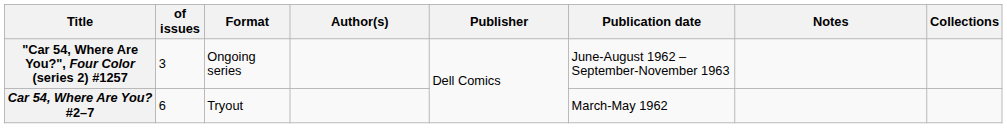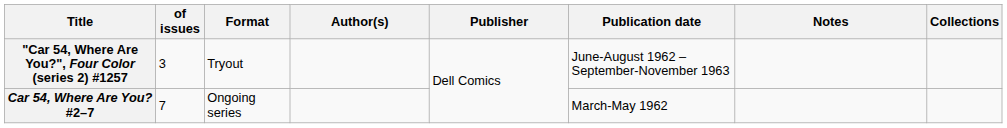(231, 63) Ongoing series -> (225, 63) Tryout
(162, 105) 6 -> (162, 105) 7
(225, 105) Tryout -> (231, 105) Ongoing series
